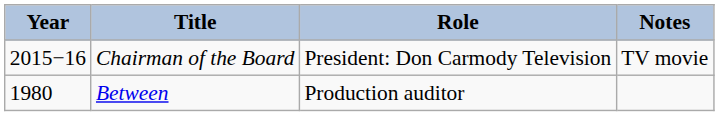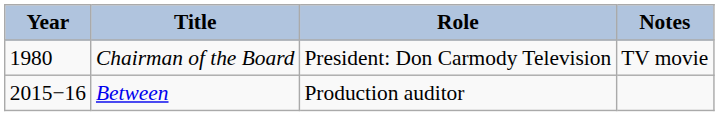(48, 57) 2015−16 -> (31, 57) 1980
(31, 93) 1980 -> (48, 93) 2015−16
